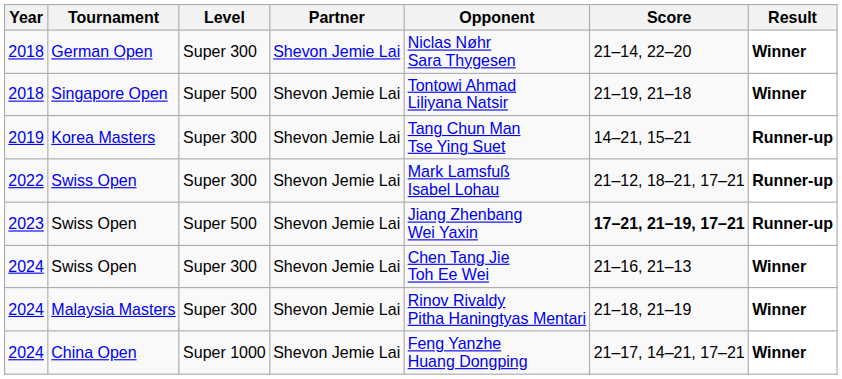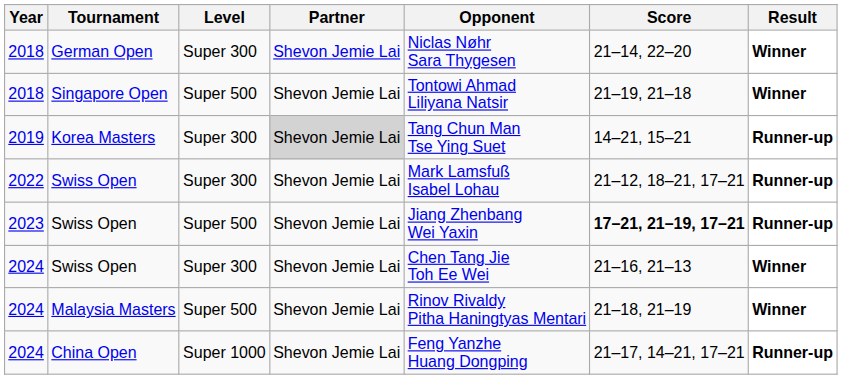(337, 138) no background -> (337, 138) lightgrey background
(220, 310) Super 300 -> (220, 310) Super 500
(779, 353) Winner -> (793, 353) Runner-up
